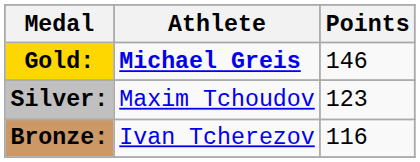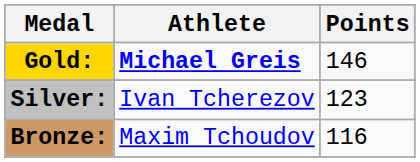(217, 100) Maxim Tchoudov -> (217, 100) Ivan Tcherezov
(217, 138) Ivan Tcherezov -> (217, 138) Maxim Tchoudov
